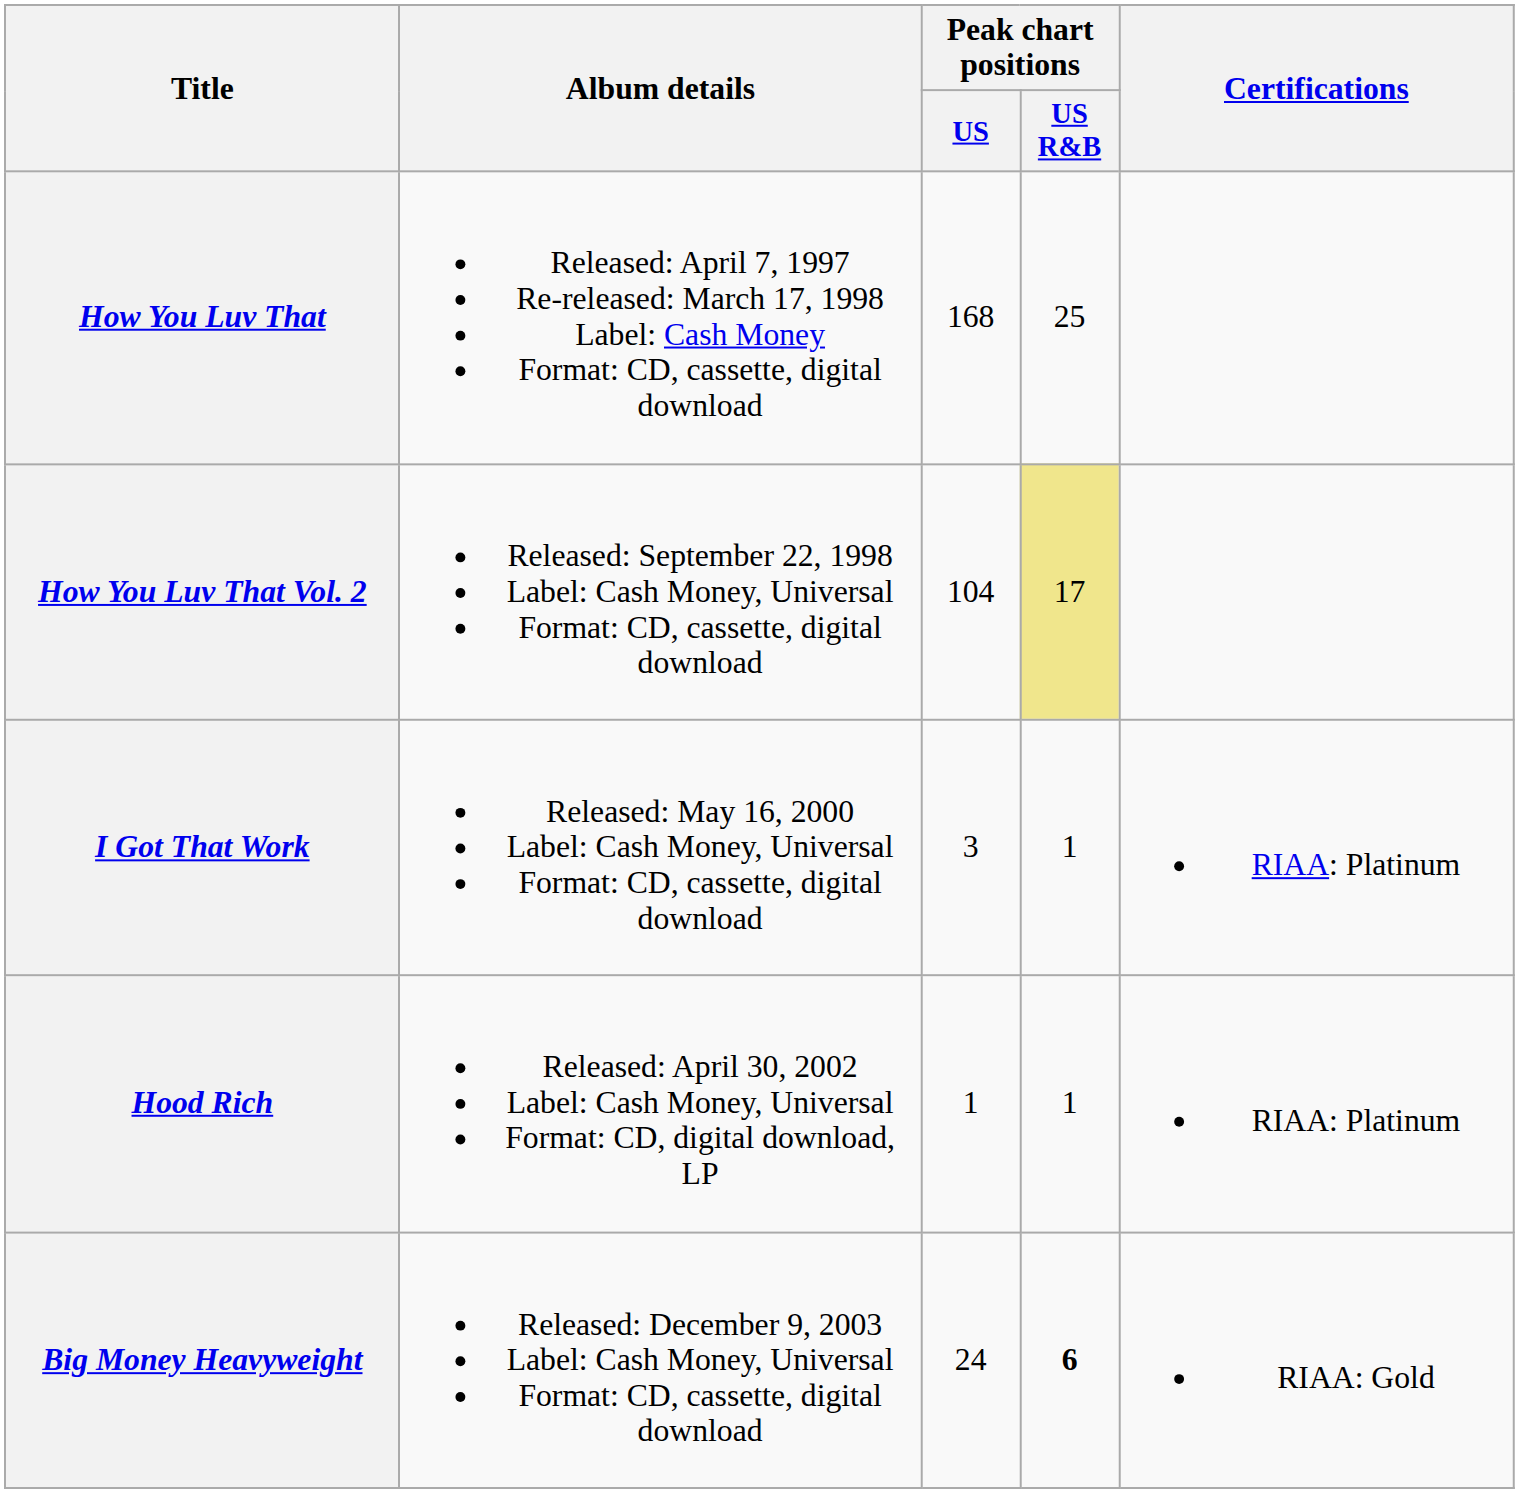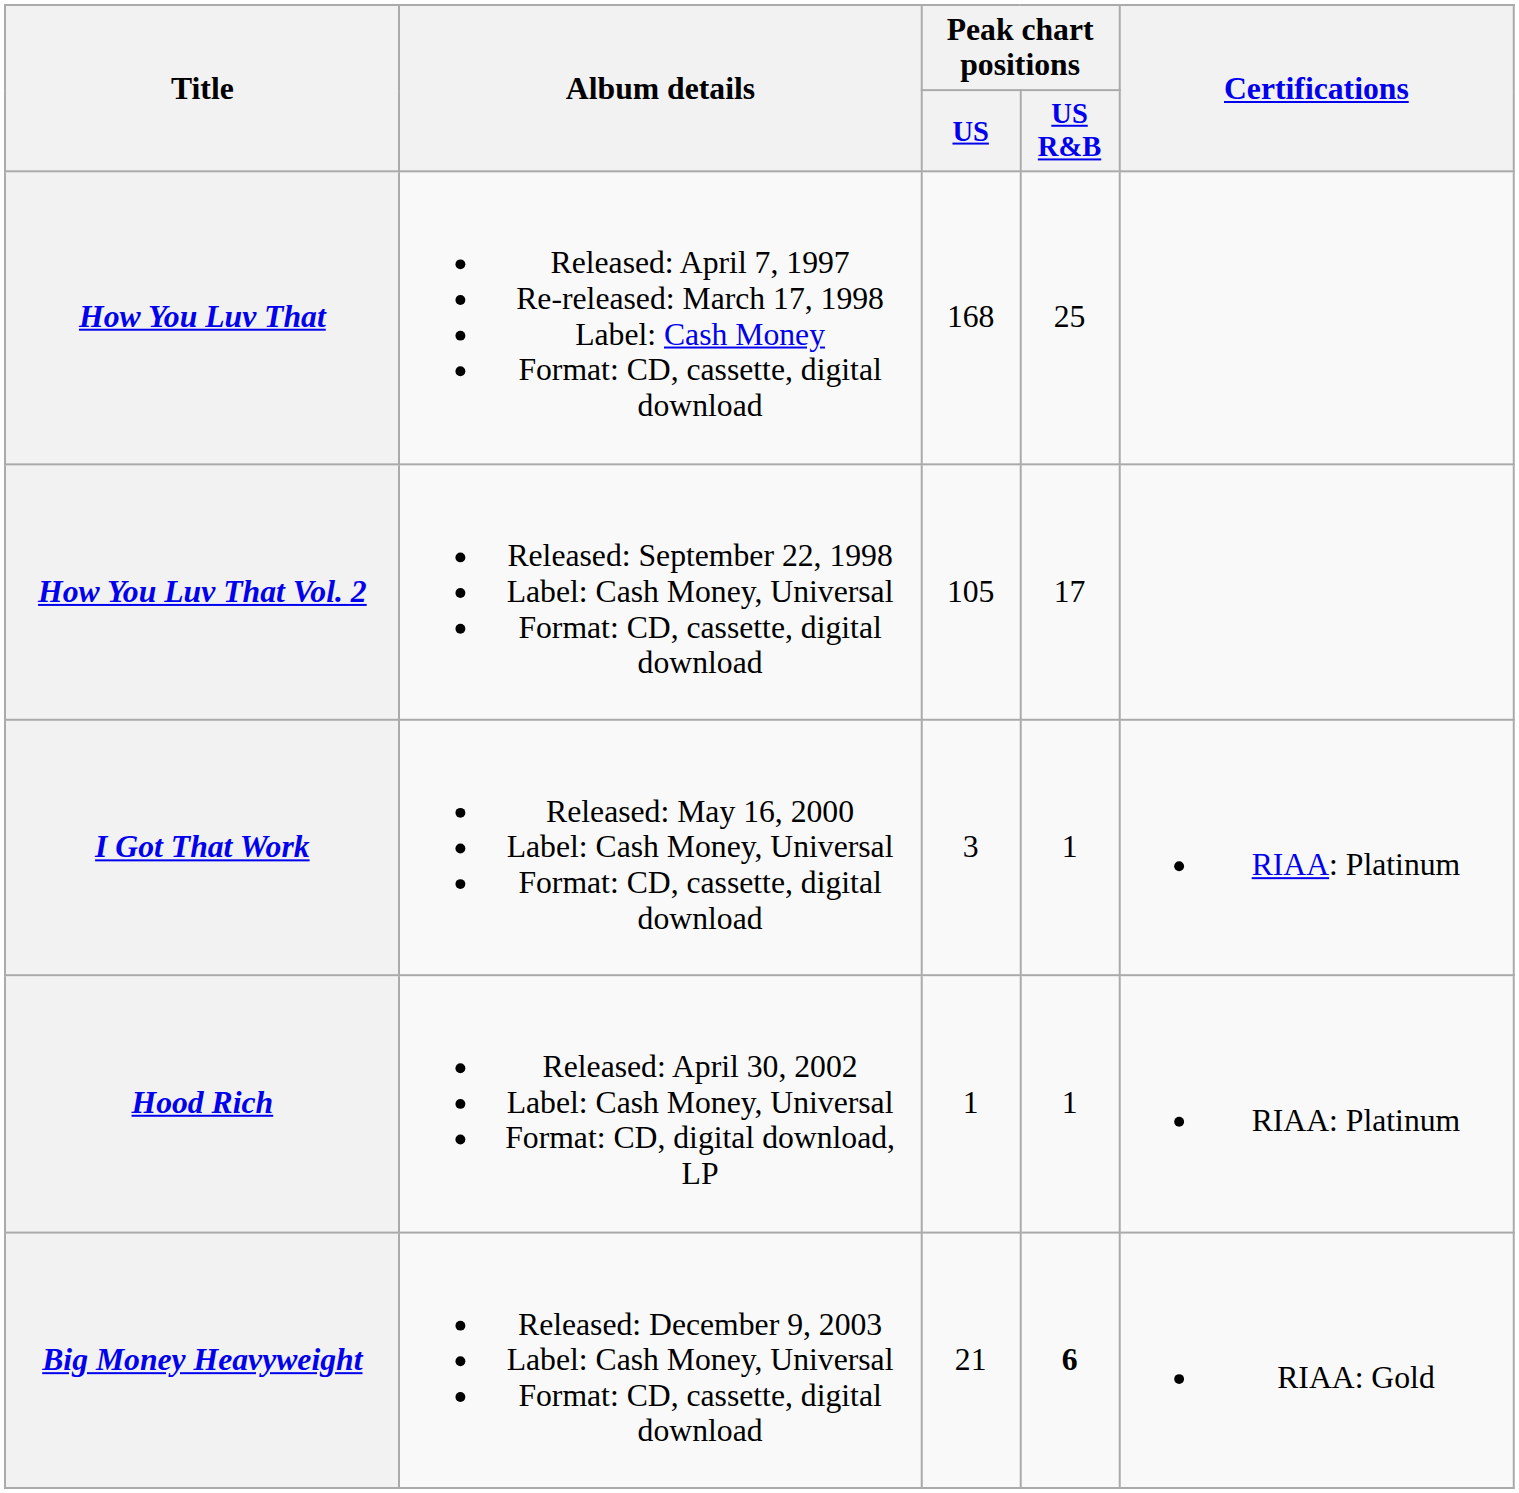(971, 590) 104 -> (971, 590) 105
(1070, 590) khaki background -> (1070, 590) no background
(971, 1359) 24 -> (971, 1359) 21
